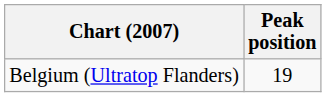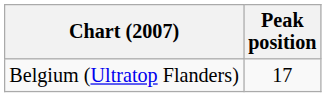(282, 75) 19 -> (282, 75) 17
